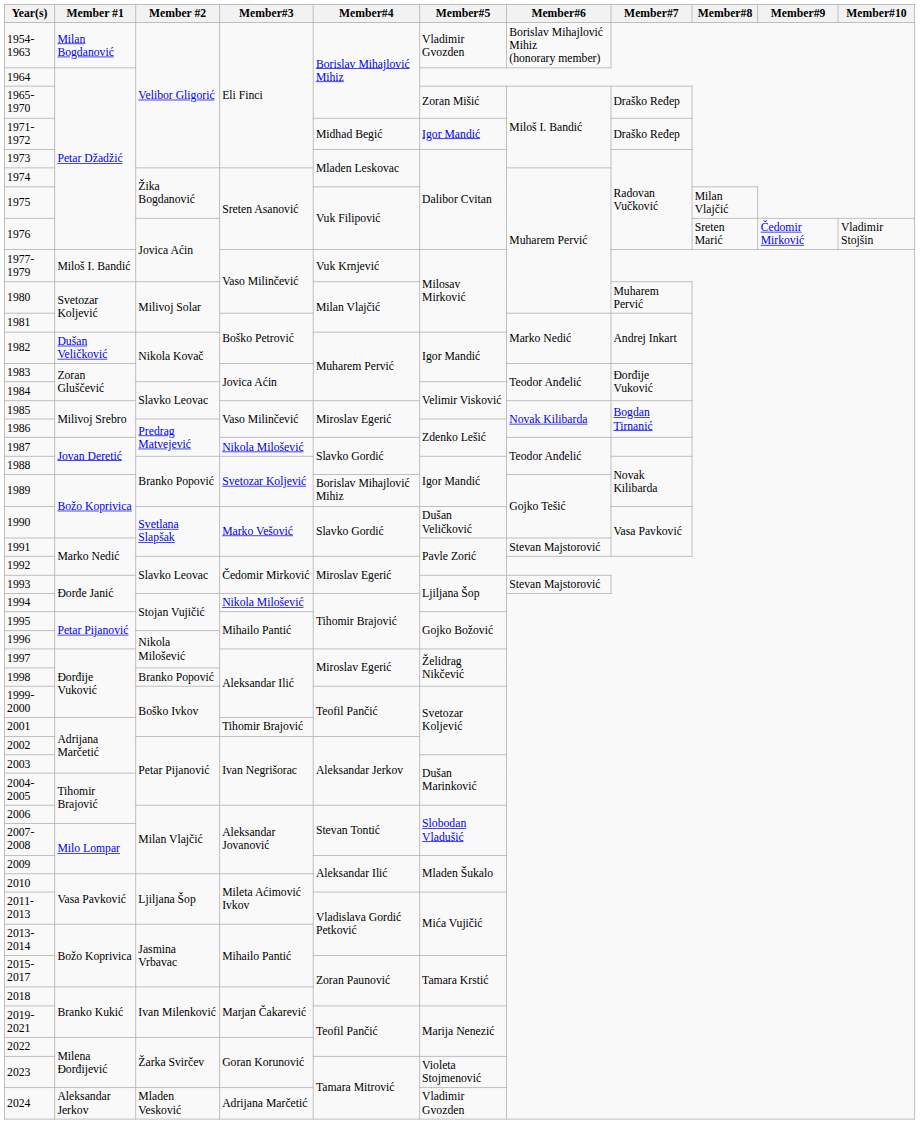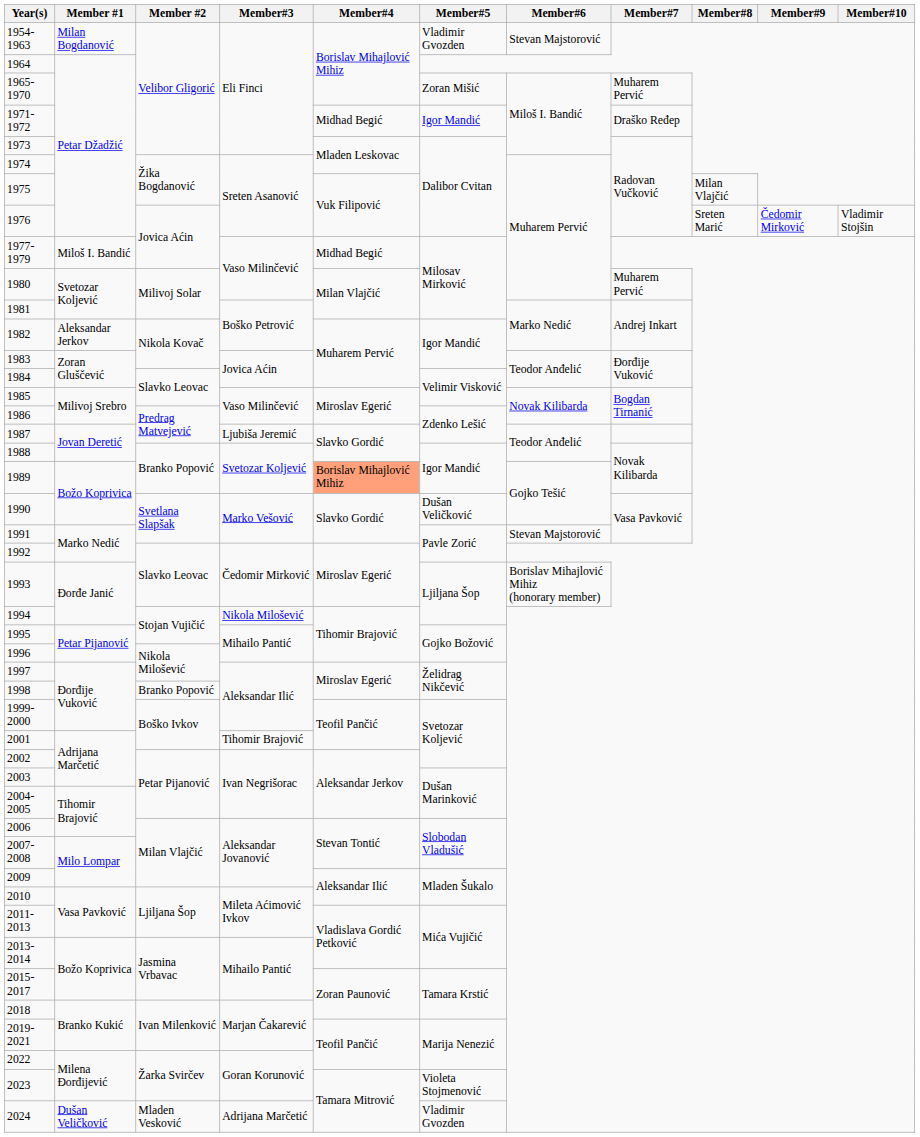(556, 45) Borislav Mihajlović Mihiz (honorary member) -> (555, 38) Stevan Majstorović
(647, 102) Draško Ređep -> (636, 89) Muharem Pervić
(347, 265) Vuk Krnjević -> (349, 252) Midhad Begić
(82, 347) Dušan Veličković -> (84, 334) Aleksandar Jerkov
(263, 446) Nikola Milošević -> (259, 433) Ljubiša Jeremić
(363, 490) no background -> (363, 477) lightsalmon background
(555, 584) Stevan Majstorović -> (556, 584) Borislav Mihajlović Mihiz (honorary member)
(84, 1103) Aleksandar Jerkov -> (82, 1116) Dušan Veličković
